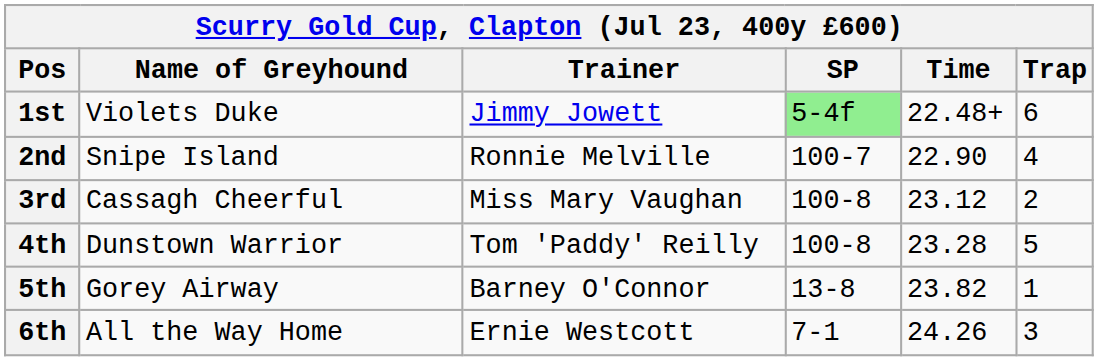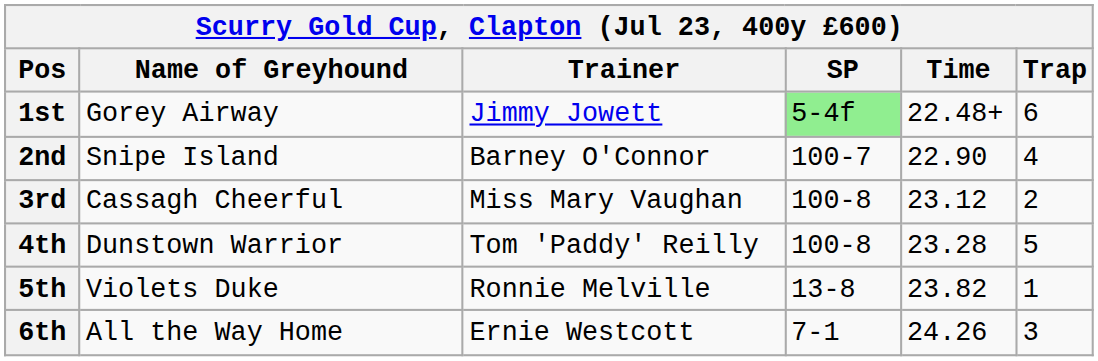(182, 114) Violets Duke -> (182, 114) Gorey Airway
(590, 158) Ronnie Melville -> (590, 158) Barney O'Connor
(182, 289) Gorey Airway -> (182, 289) Violets Duke
(590, 289) Barney O'Connor -> (590, 289) Ronnie Melville
